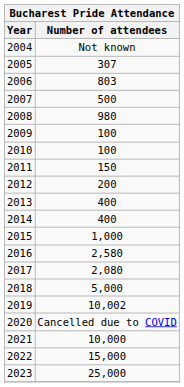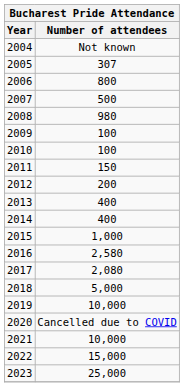(107, 82) 803 -> (107, 82) 800
(107, 305) 10,002 -> (107, 305) 10,000
